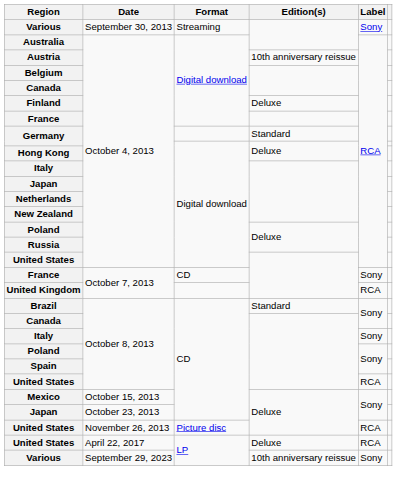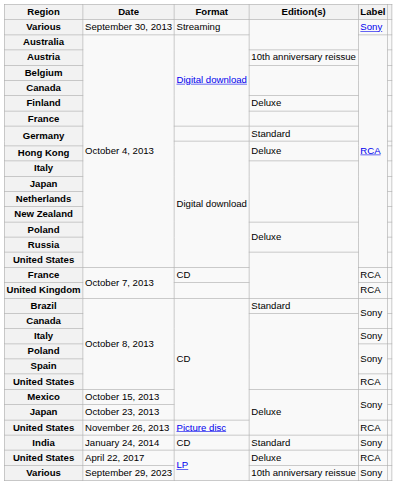(371, 275) Sony -> (371, 275) RCA
+ row: (44, 442)
